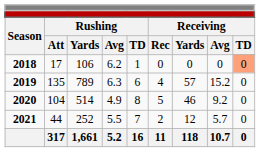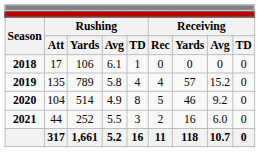(114, 63) 6.2 -> (114, 63) 6.1
(244, 63) lightsalmon background -> (244, 63) no background
(114, 82) 6.3 -> (114, 82) 5.8
(137, 82) 6 -> (137, 82) 4
(137, 119) 7 -> (137, 119) 3
(190, 119) 12 -> (190, 119) 16
(220, 119) 5.7 -> (220, 119) 6.0
